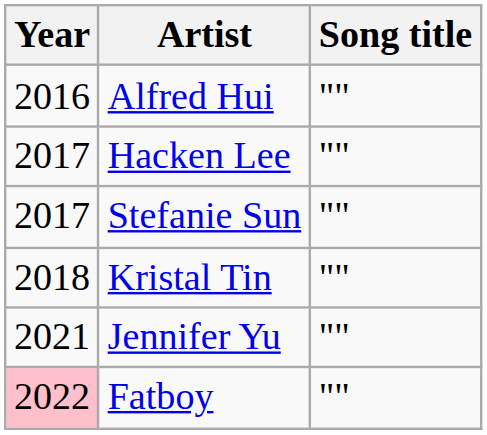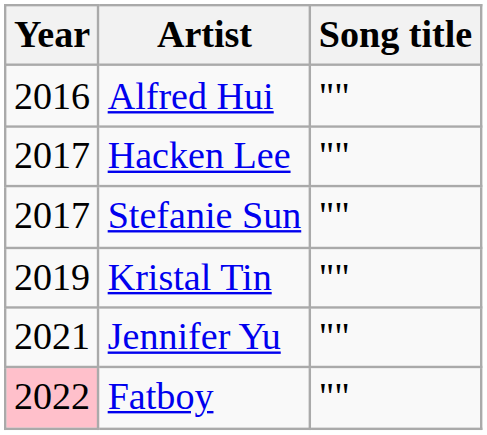(52, 276) 2018 -> (52, 276) 2019
